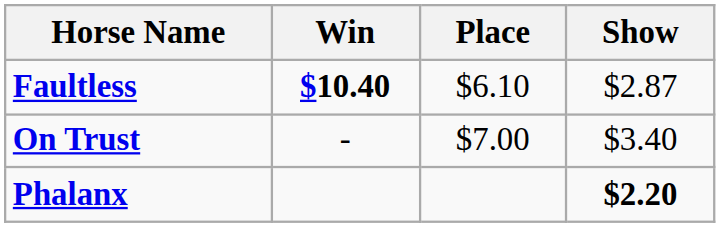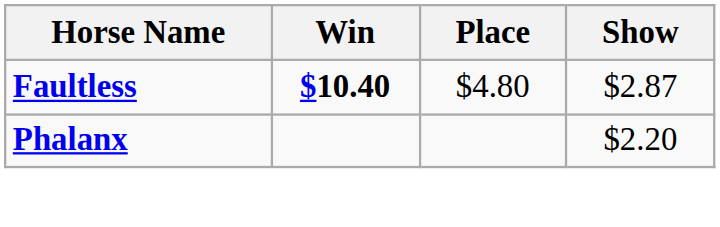(493, 86) $6.10 -> (493, 86) $4.80
- row: (77, 140)
(640, 194) bold -> (640, 140) normal
